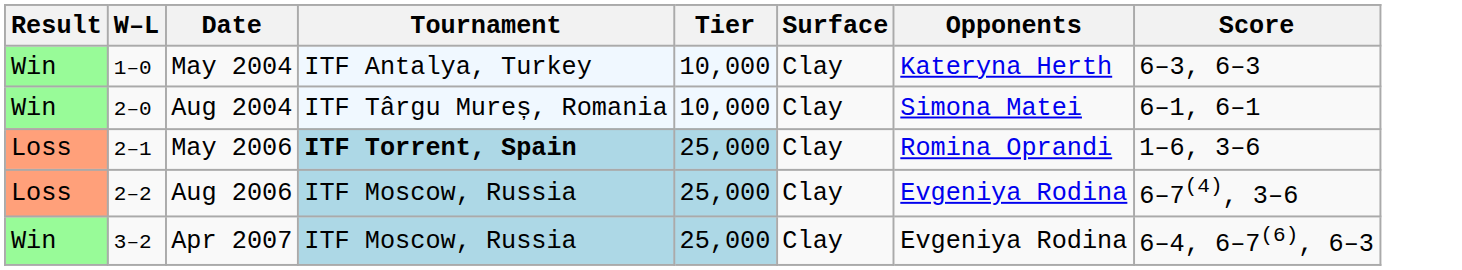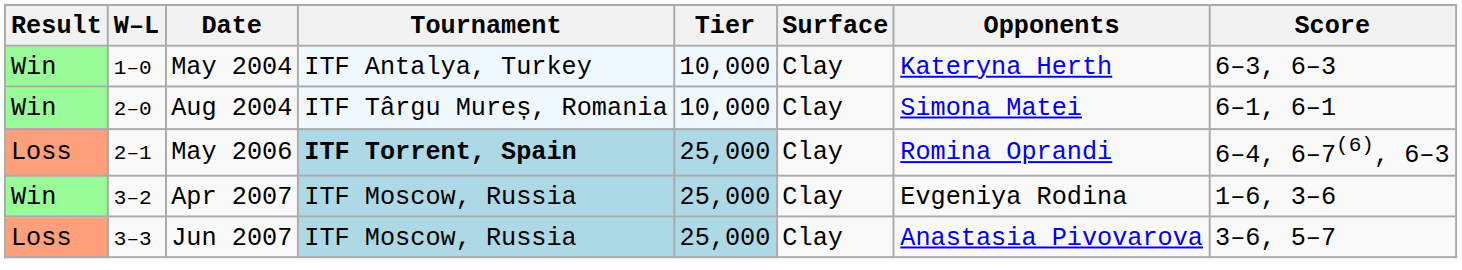(1200, 149) 1–6, 3–6 -> (1332, 152) 6–4, 6–7(6), 6–3
- row: (232, 193)
(1257, 241) 6–4, 6–7(6), 6–3 -> (1276, 196) 1–6, 3–6
+ row: (232, 237)
